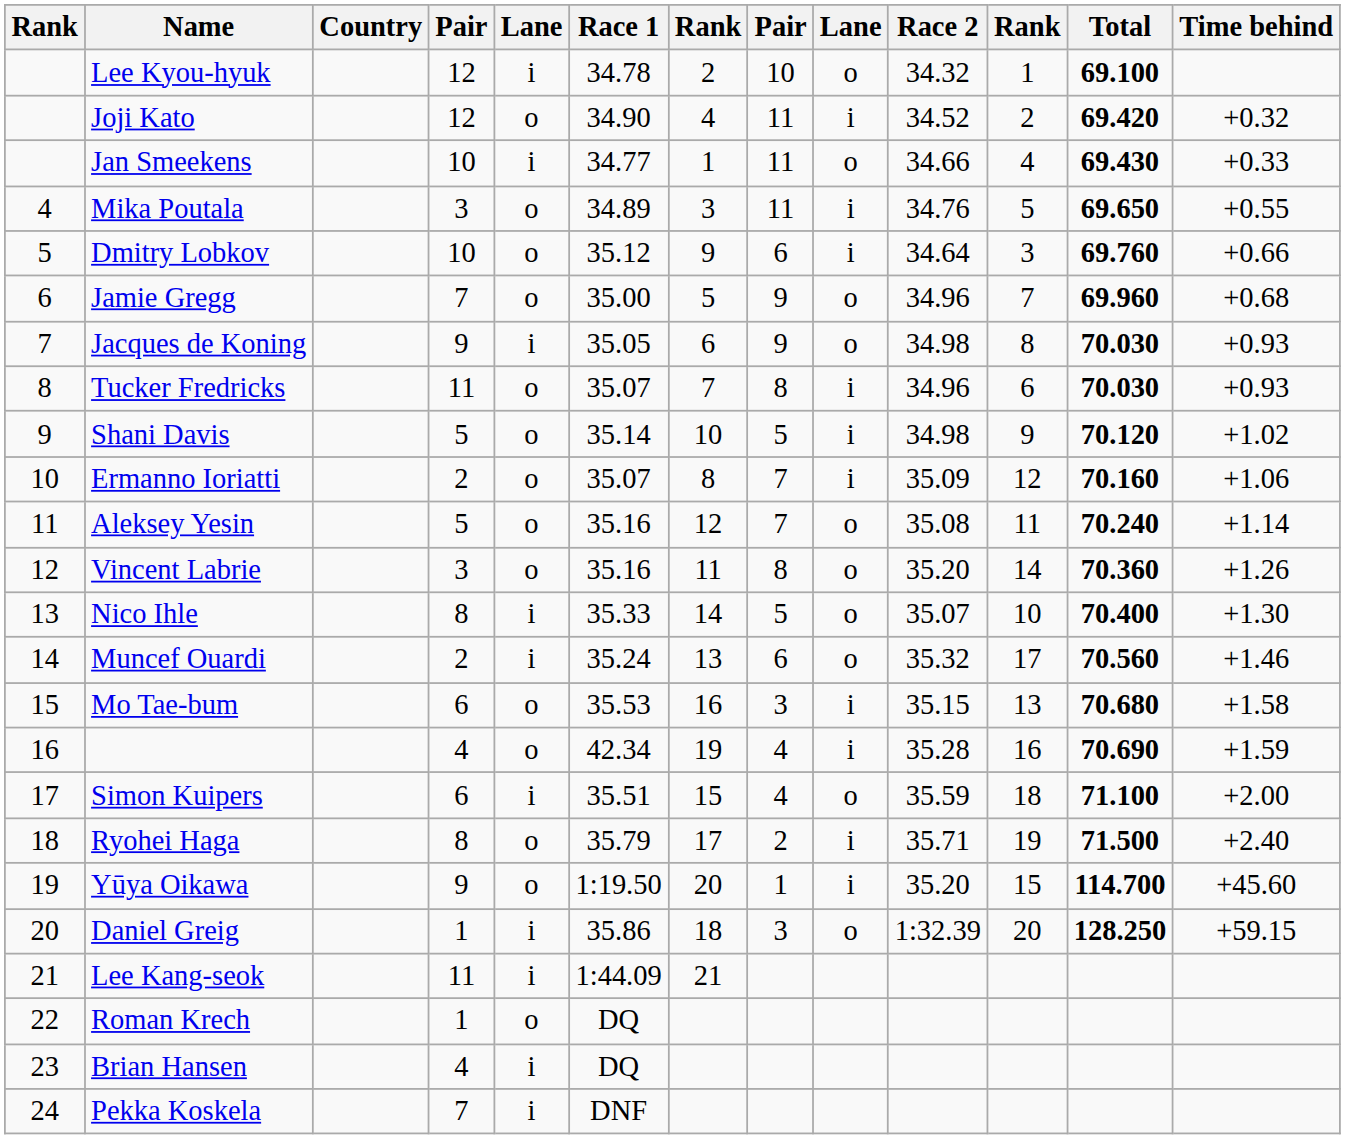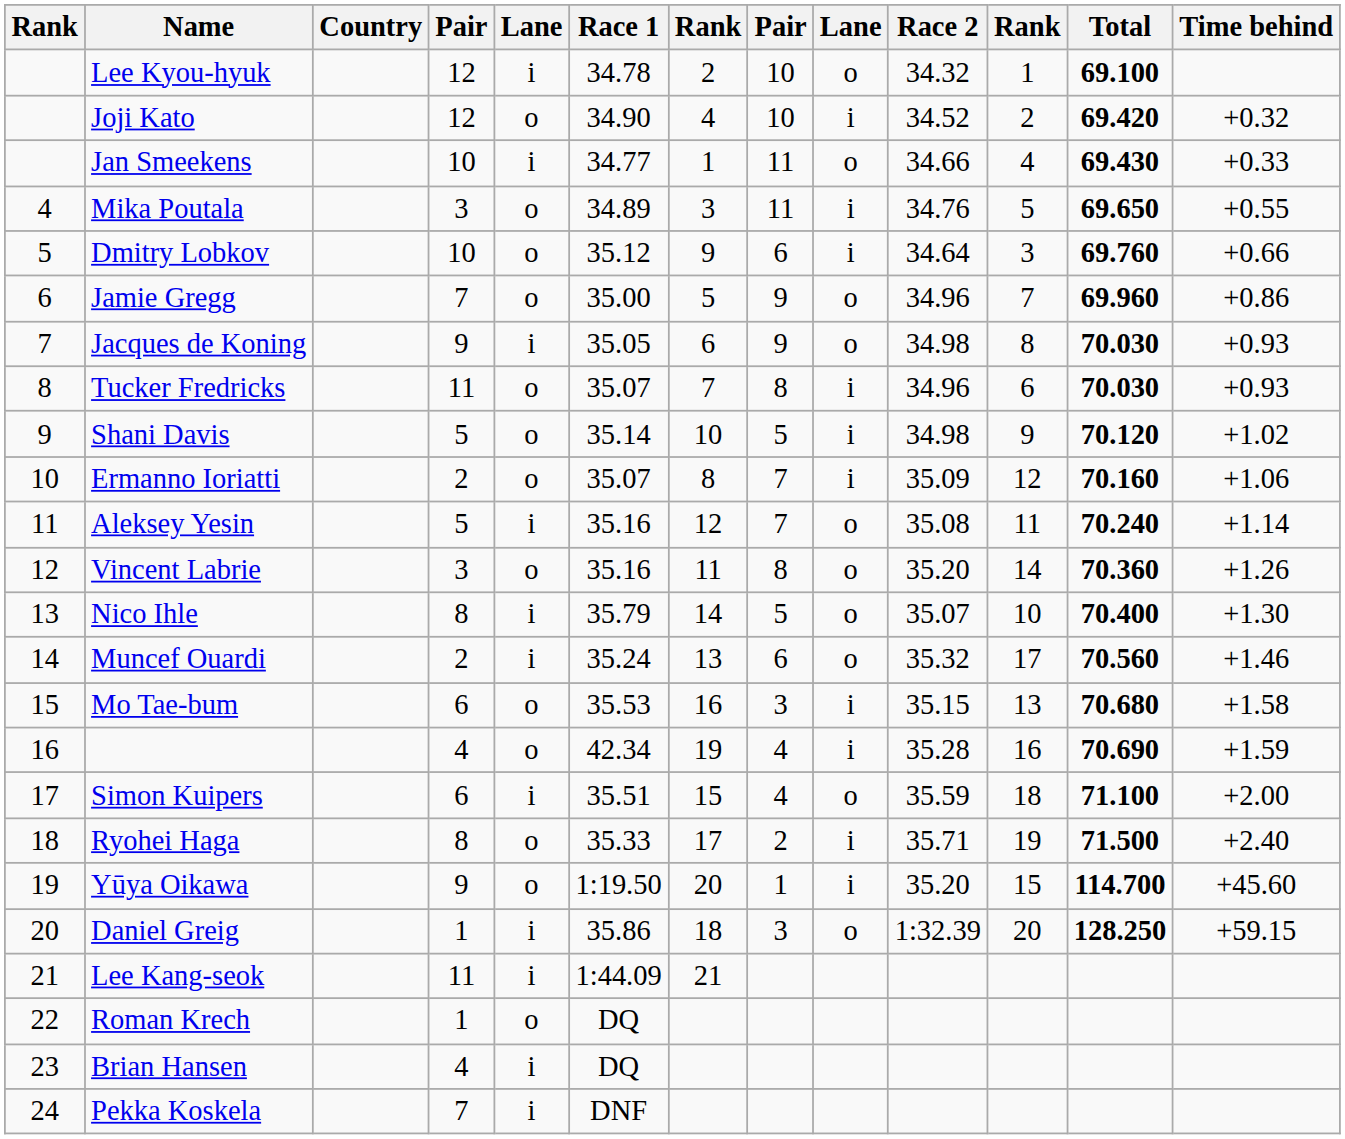(781, 117) 11 -> (781, 117) 10
(1256, 298) +0.68 -> (1256, 298) +0.86
(531, 523) o -> (532, 523) i
(619, 614) 35.33 -> (619, 614) 35.79
(619, 840) 35.79 -> (619, 840) 35.33
